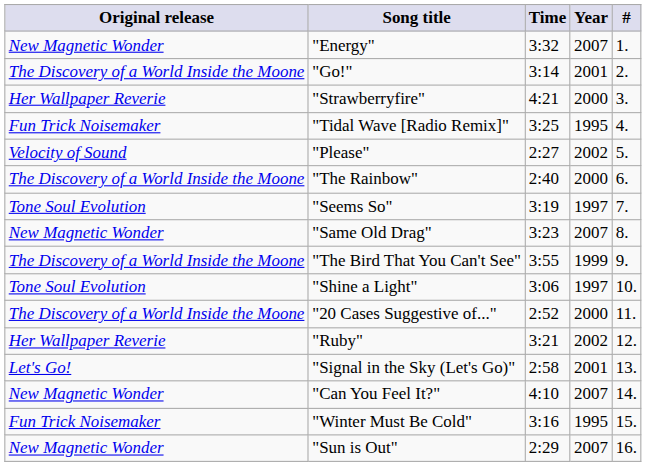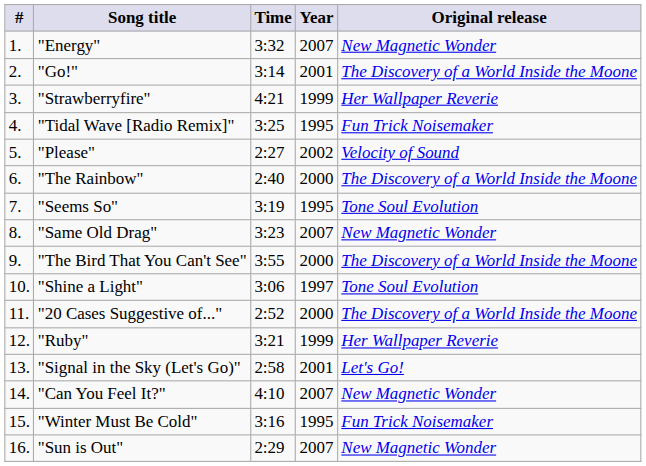columns swapped: (626, 17) <-> (157, 17)
(591, 98) 2000 -> (317, 98) 1999
(591, 206) 1997 -> (317, 206) 1995
(591, 260) 1999 -> (317, 260) 2000
(591, 340) 2002 -> (317, 340) 1999
